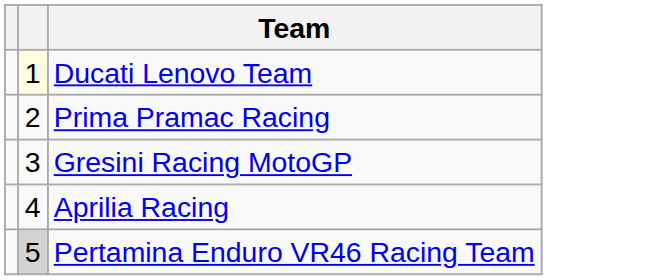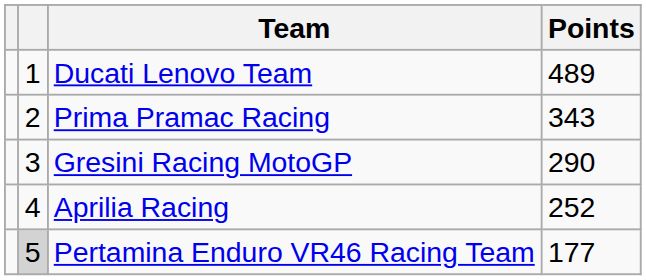+ column: (591, 28)
(33, 73) lightyellow background -> (33, 73) no background
